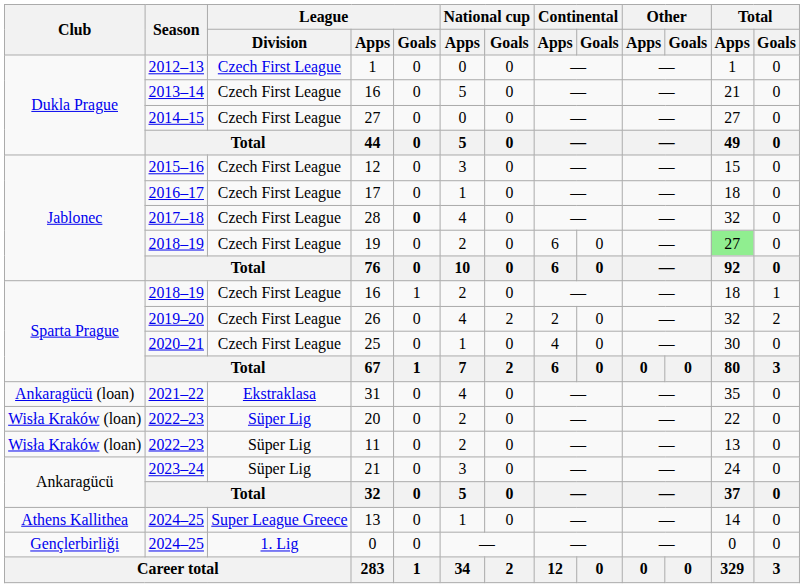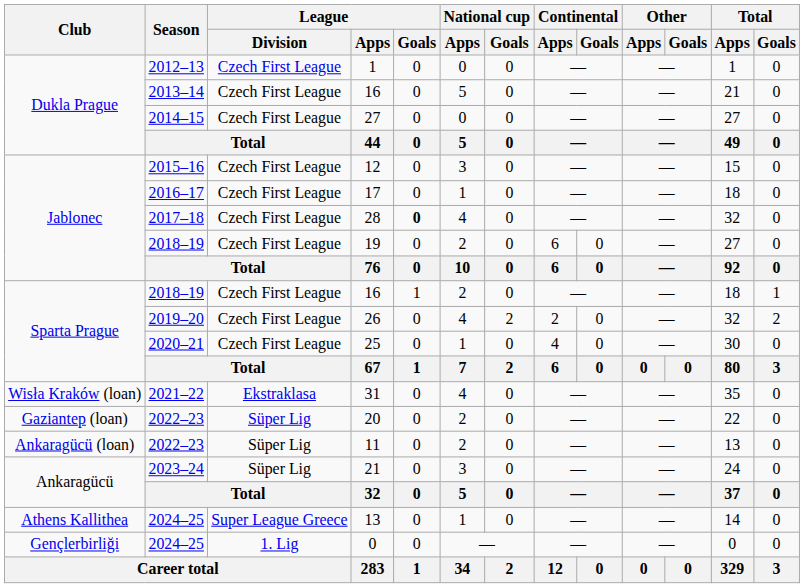(732, 243) lightgreen background -> (732, 243) no background
(75, 393) Ankaragücü (loan) -> (75, 393) Wisła Kraków (loan)
(75, 419) Wisła Kraków (loan) -> (75, 419) Gaziantep (loan)
(75, 444) Wisła Kraków (loan) -> (75, 444) Ankaragücü (loan)
